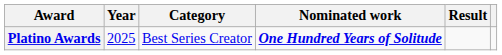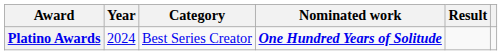(121, 38) 2025 -> (121, 38) 2024
